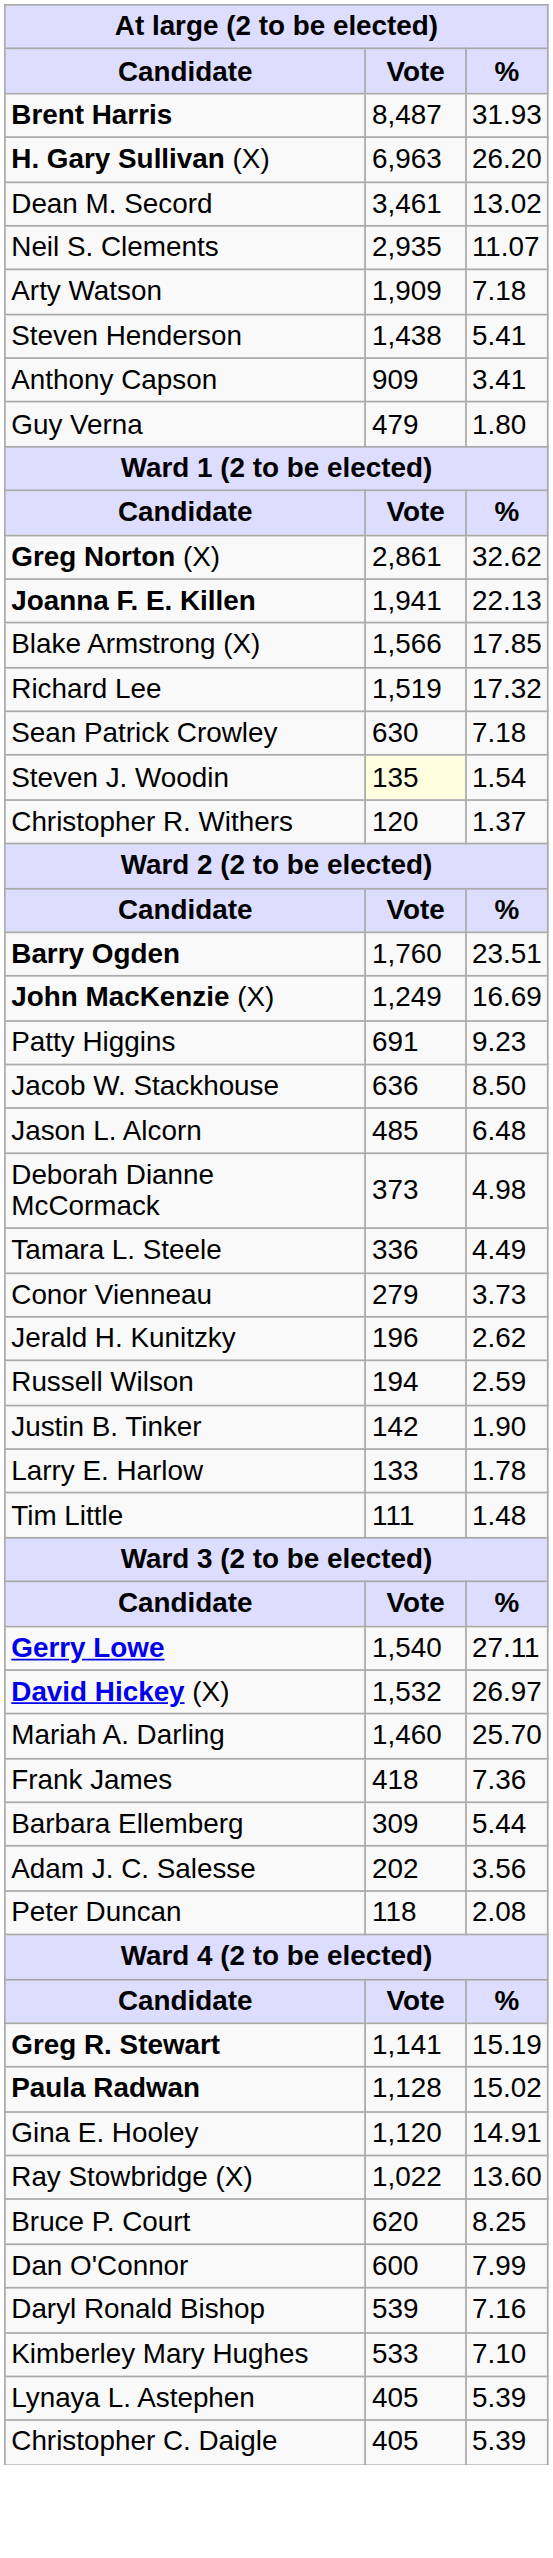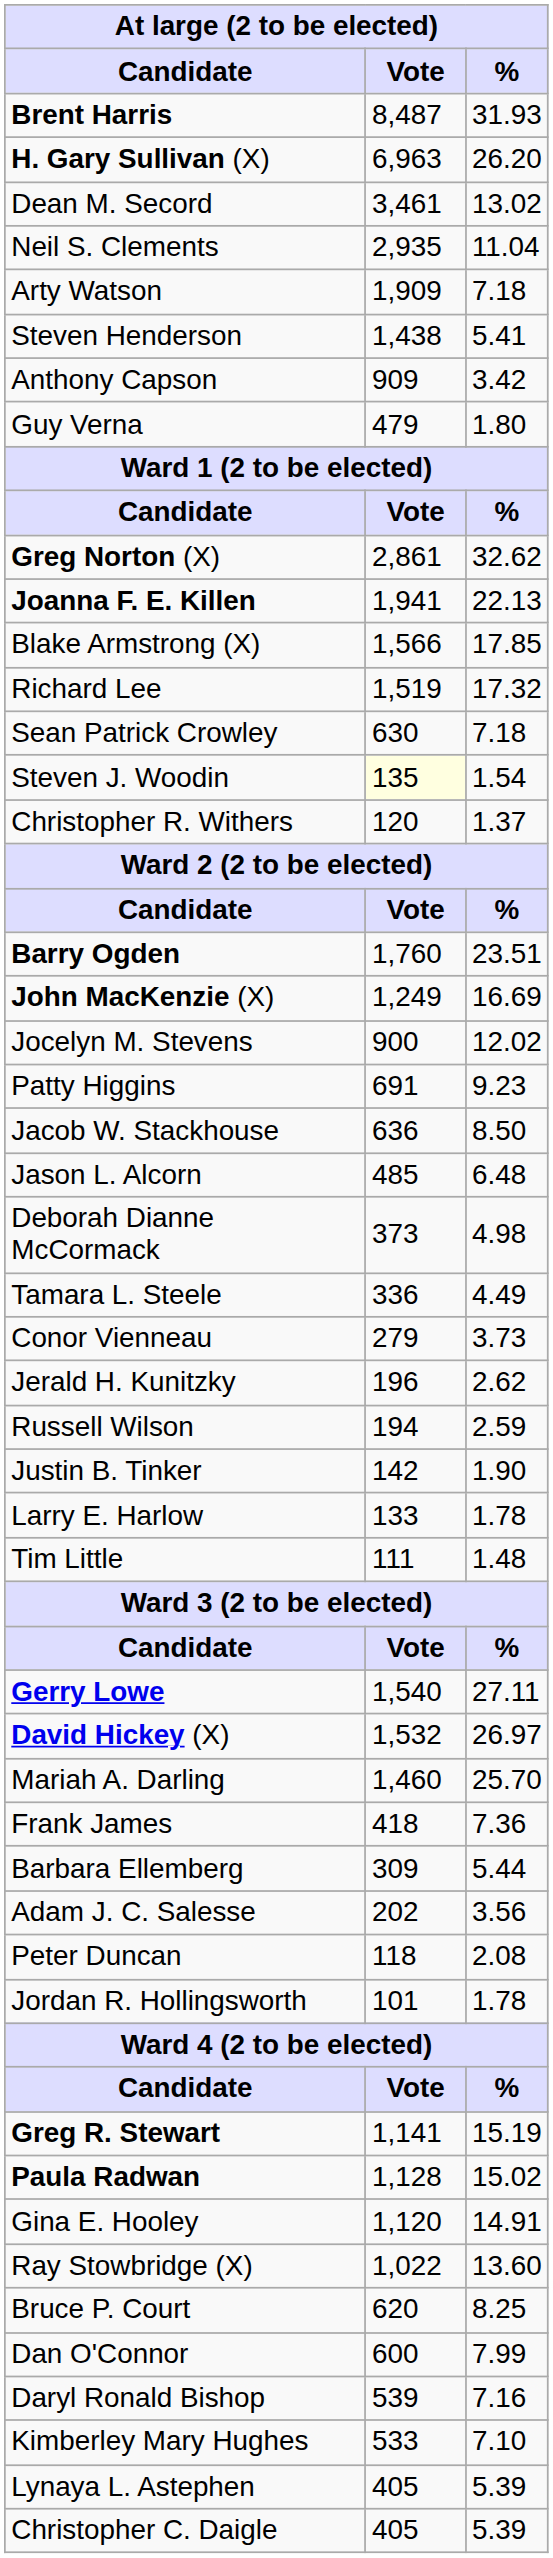(506, 247) 11.07 -> (506, 247) 11.04
(499, 379) 3.41 -> (499, 379) 3.42
+ row: (132, 1042)
+ row: (159, 2000)
